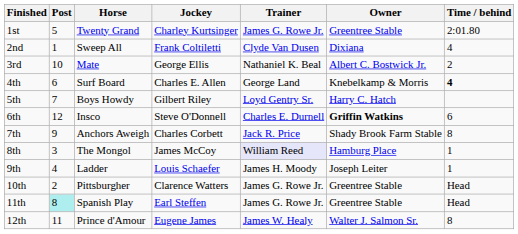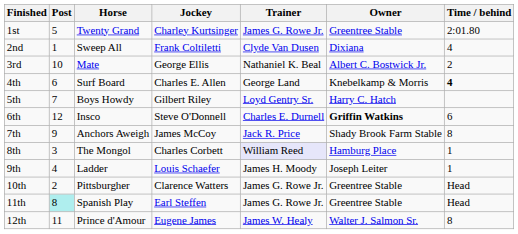(188, 133) Charles Corbett -> (185, 133) James McCoy
(185, 151) James McCoy -> (188, 151) Charles Corbett
